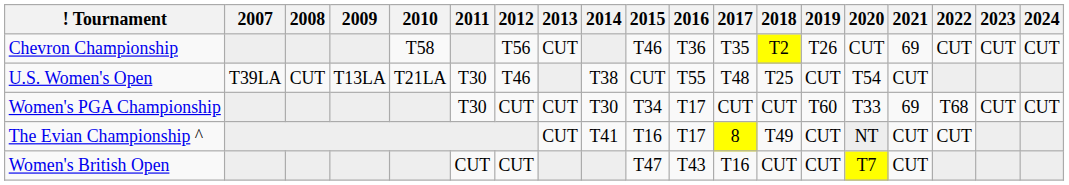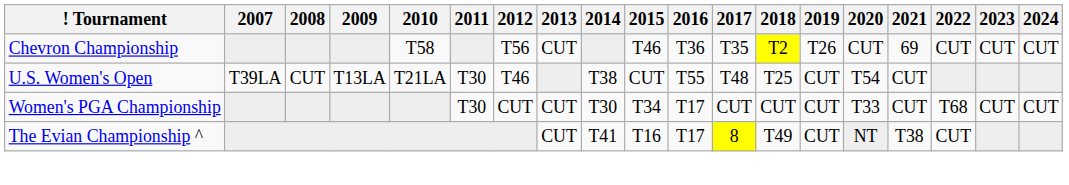(823, 107) T60 -> (822, 107) CUT
(910, 107) 69 -> (909, 107) CUT
(910, 136) CUT -> (909, 136) T38
- row: (89, 165)
